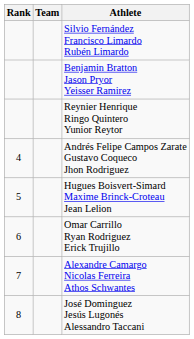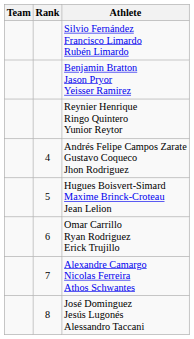columns swapped: (19, 12) <-> (47, 12)
